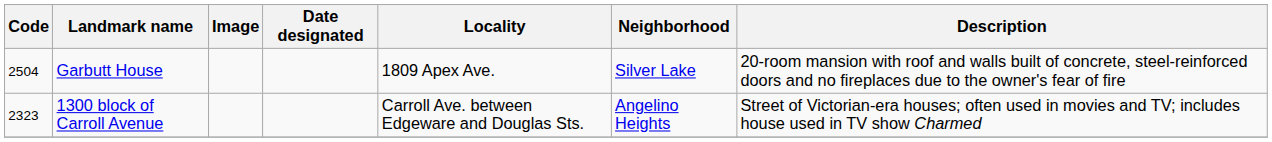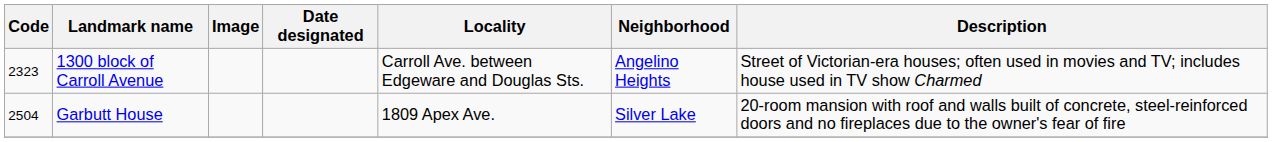rows swapped: (110, 115) <-> (110, 70)
